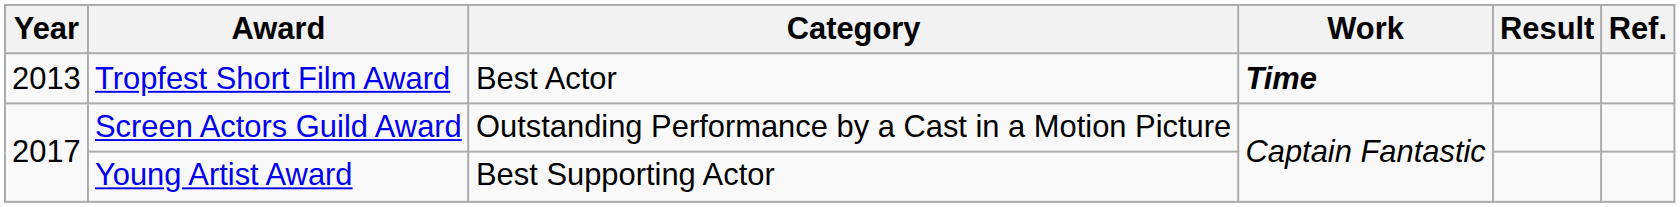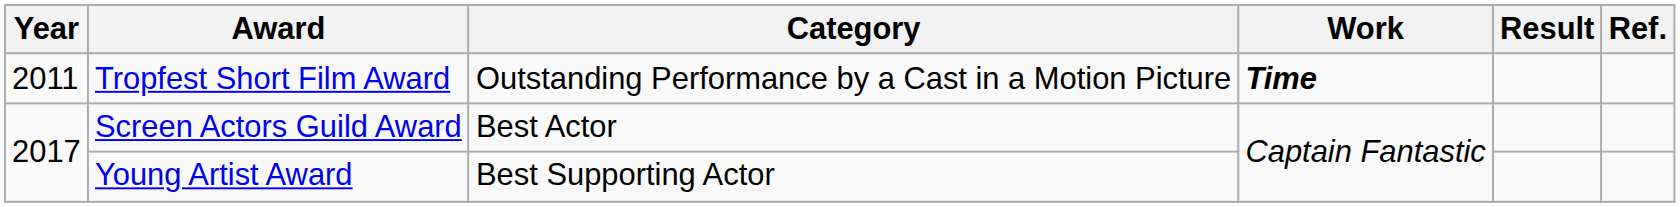(46, 77) 2013 -> (45, 77) 2011
(546, 77) Best Actor -> (854, 77) Outstanding Performance by a Cast in a Motion Picture
(854, 126) Outstanding Performance by a Cast in a Motion Picture -> (546, 126) Best Actor
